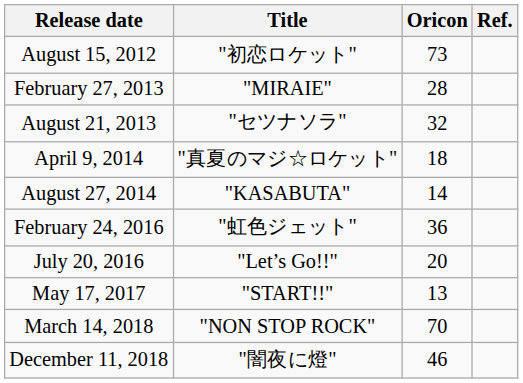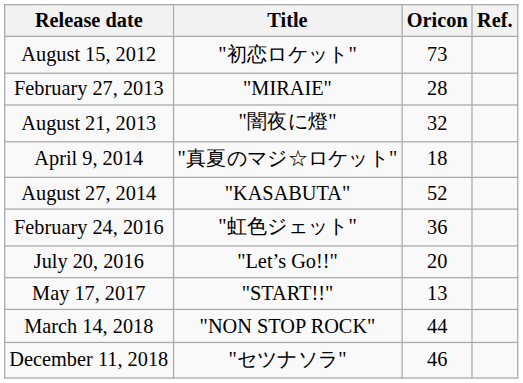(288, 122) "セツナソラ" -> (288, 122) "闇夜に燈"
(437, 193) 14 -> (437, 193) 52
(437, 325) 70 -> (437, 325) 44
(288, 359) "闇夜に燈" -> (288, 359) "セツナソラ"
